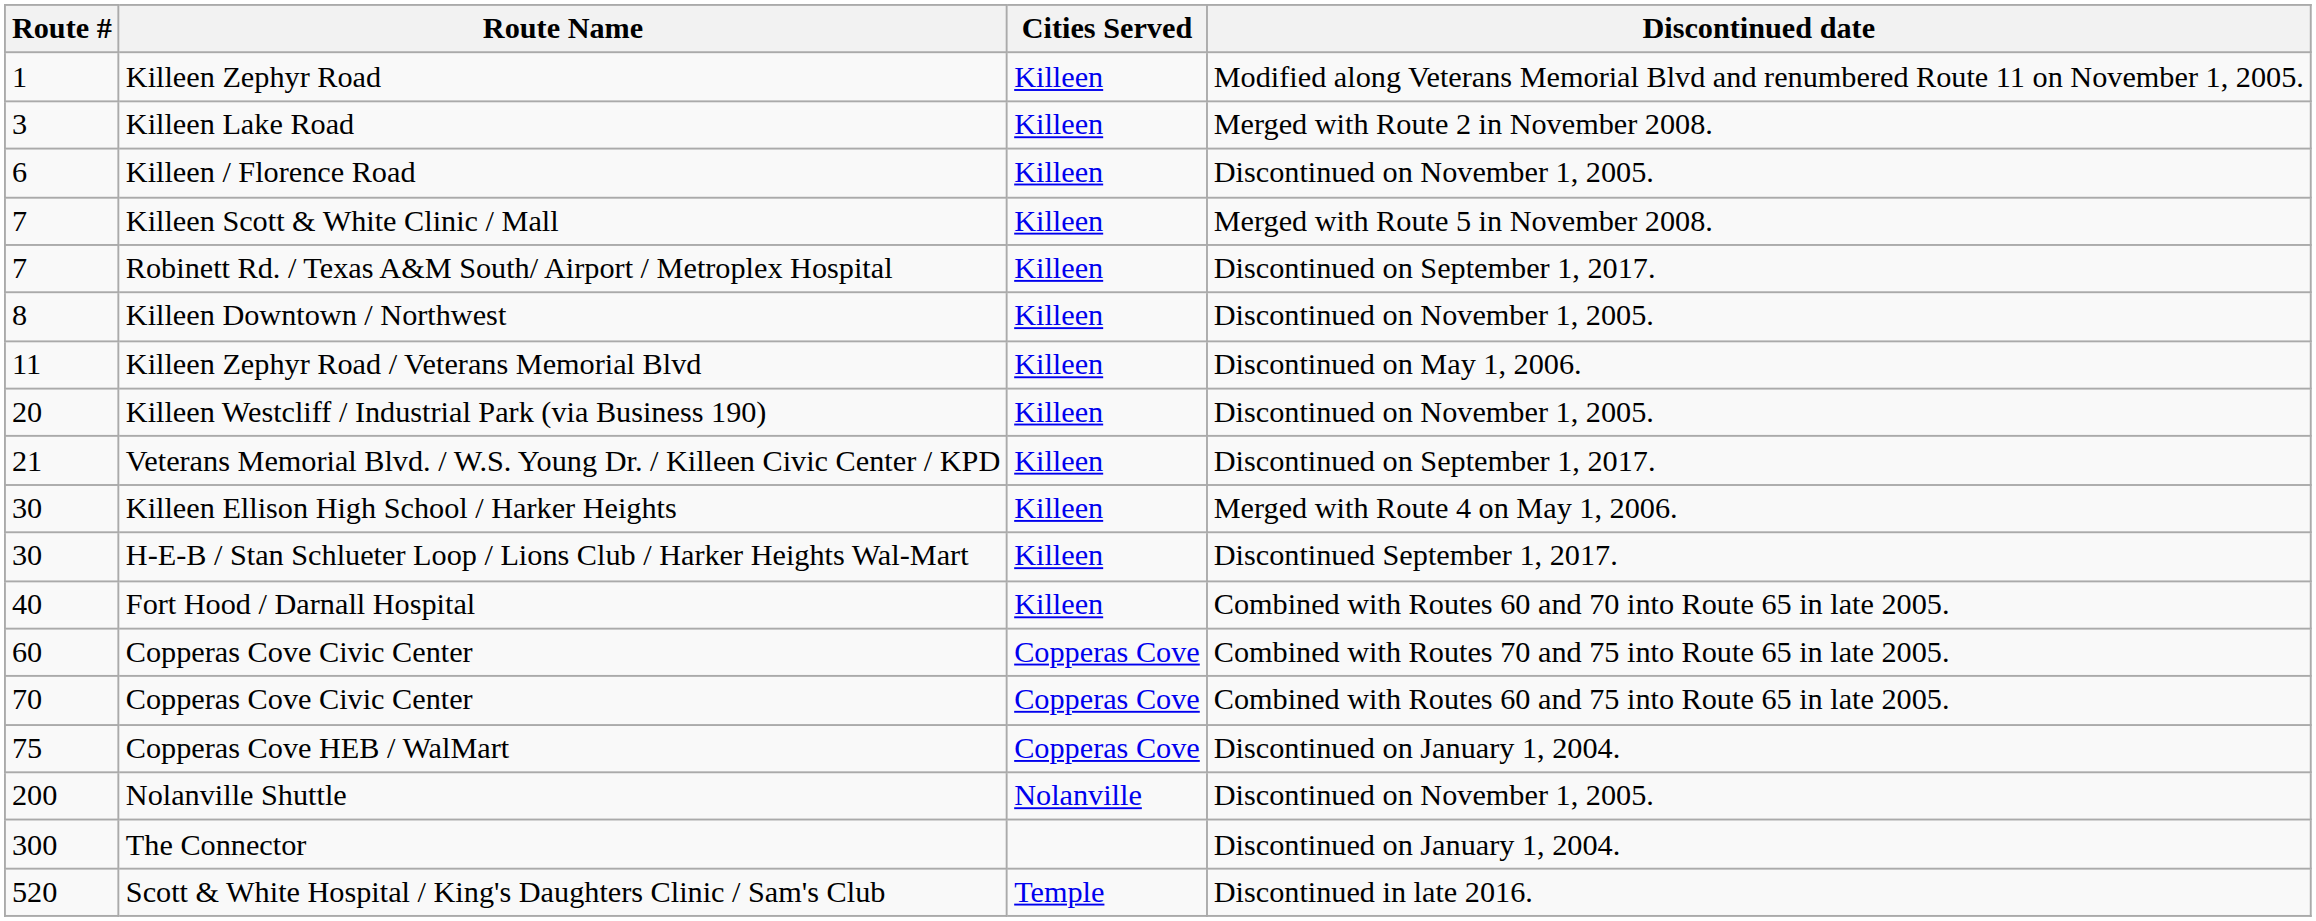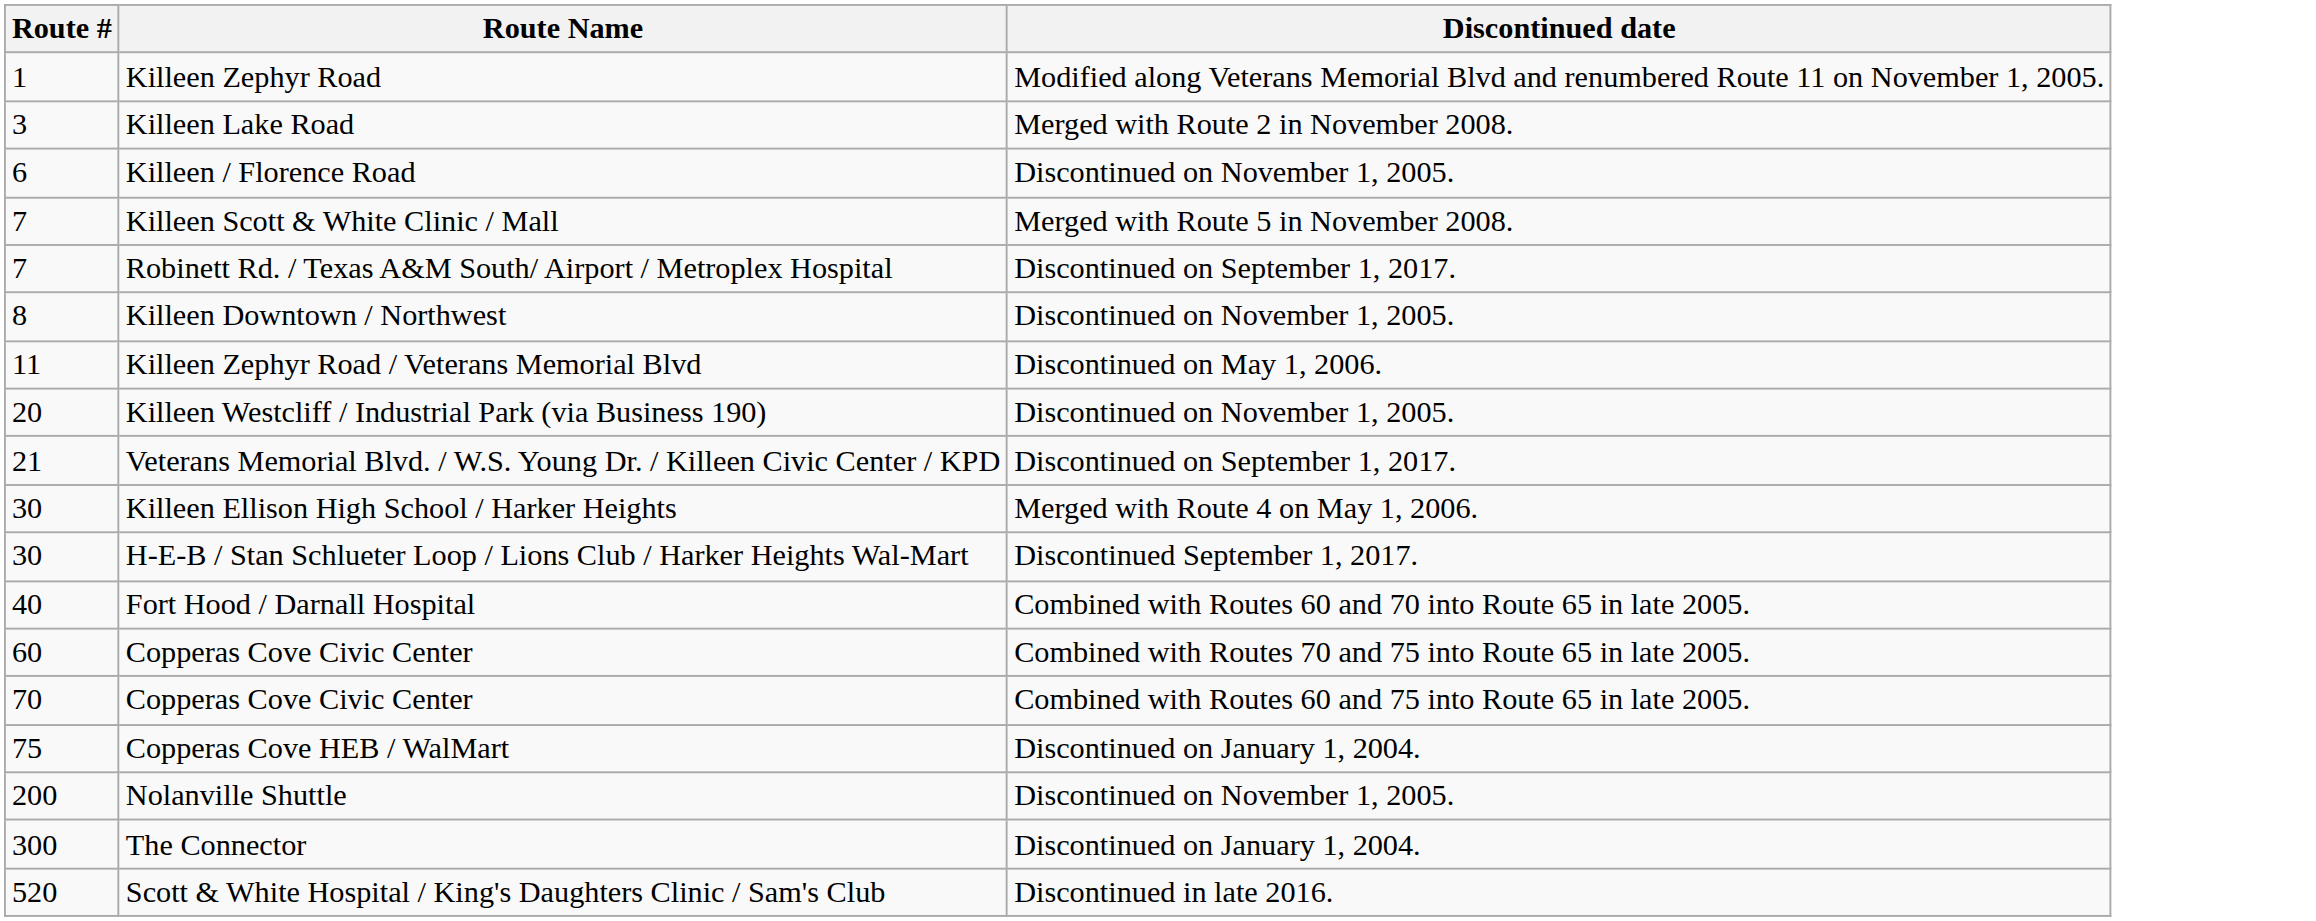- column: (1107, 28)
